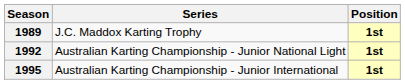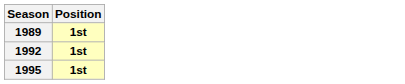- column: (200, 13)
